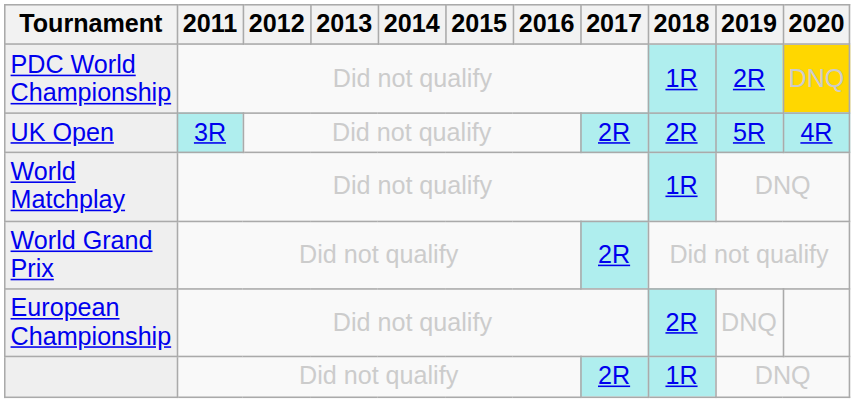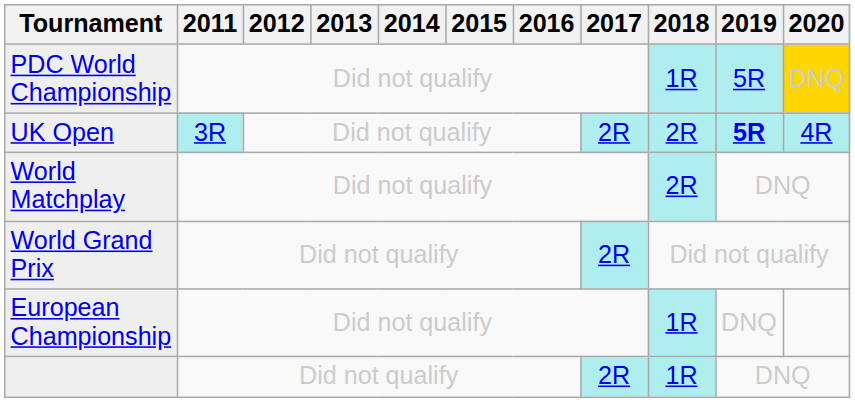(749, 78) 2R -> (749, 78) 5R
(749, 132) normal -> (749, 132) bold
(682, 186) 1R -> (682, 186) 2R
(682, 322) 2R -> (682, 322) 1R
